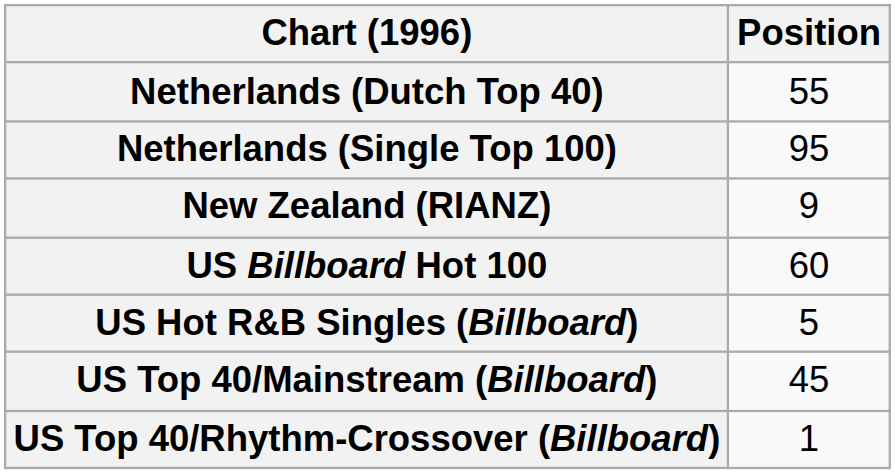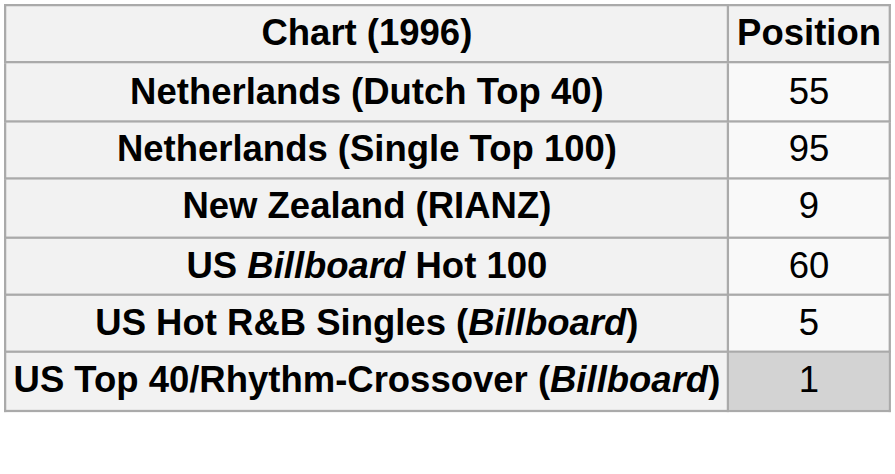- row: (367, 380)
(809, 438) no background -> (809, 380) lightgrey background
